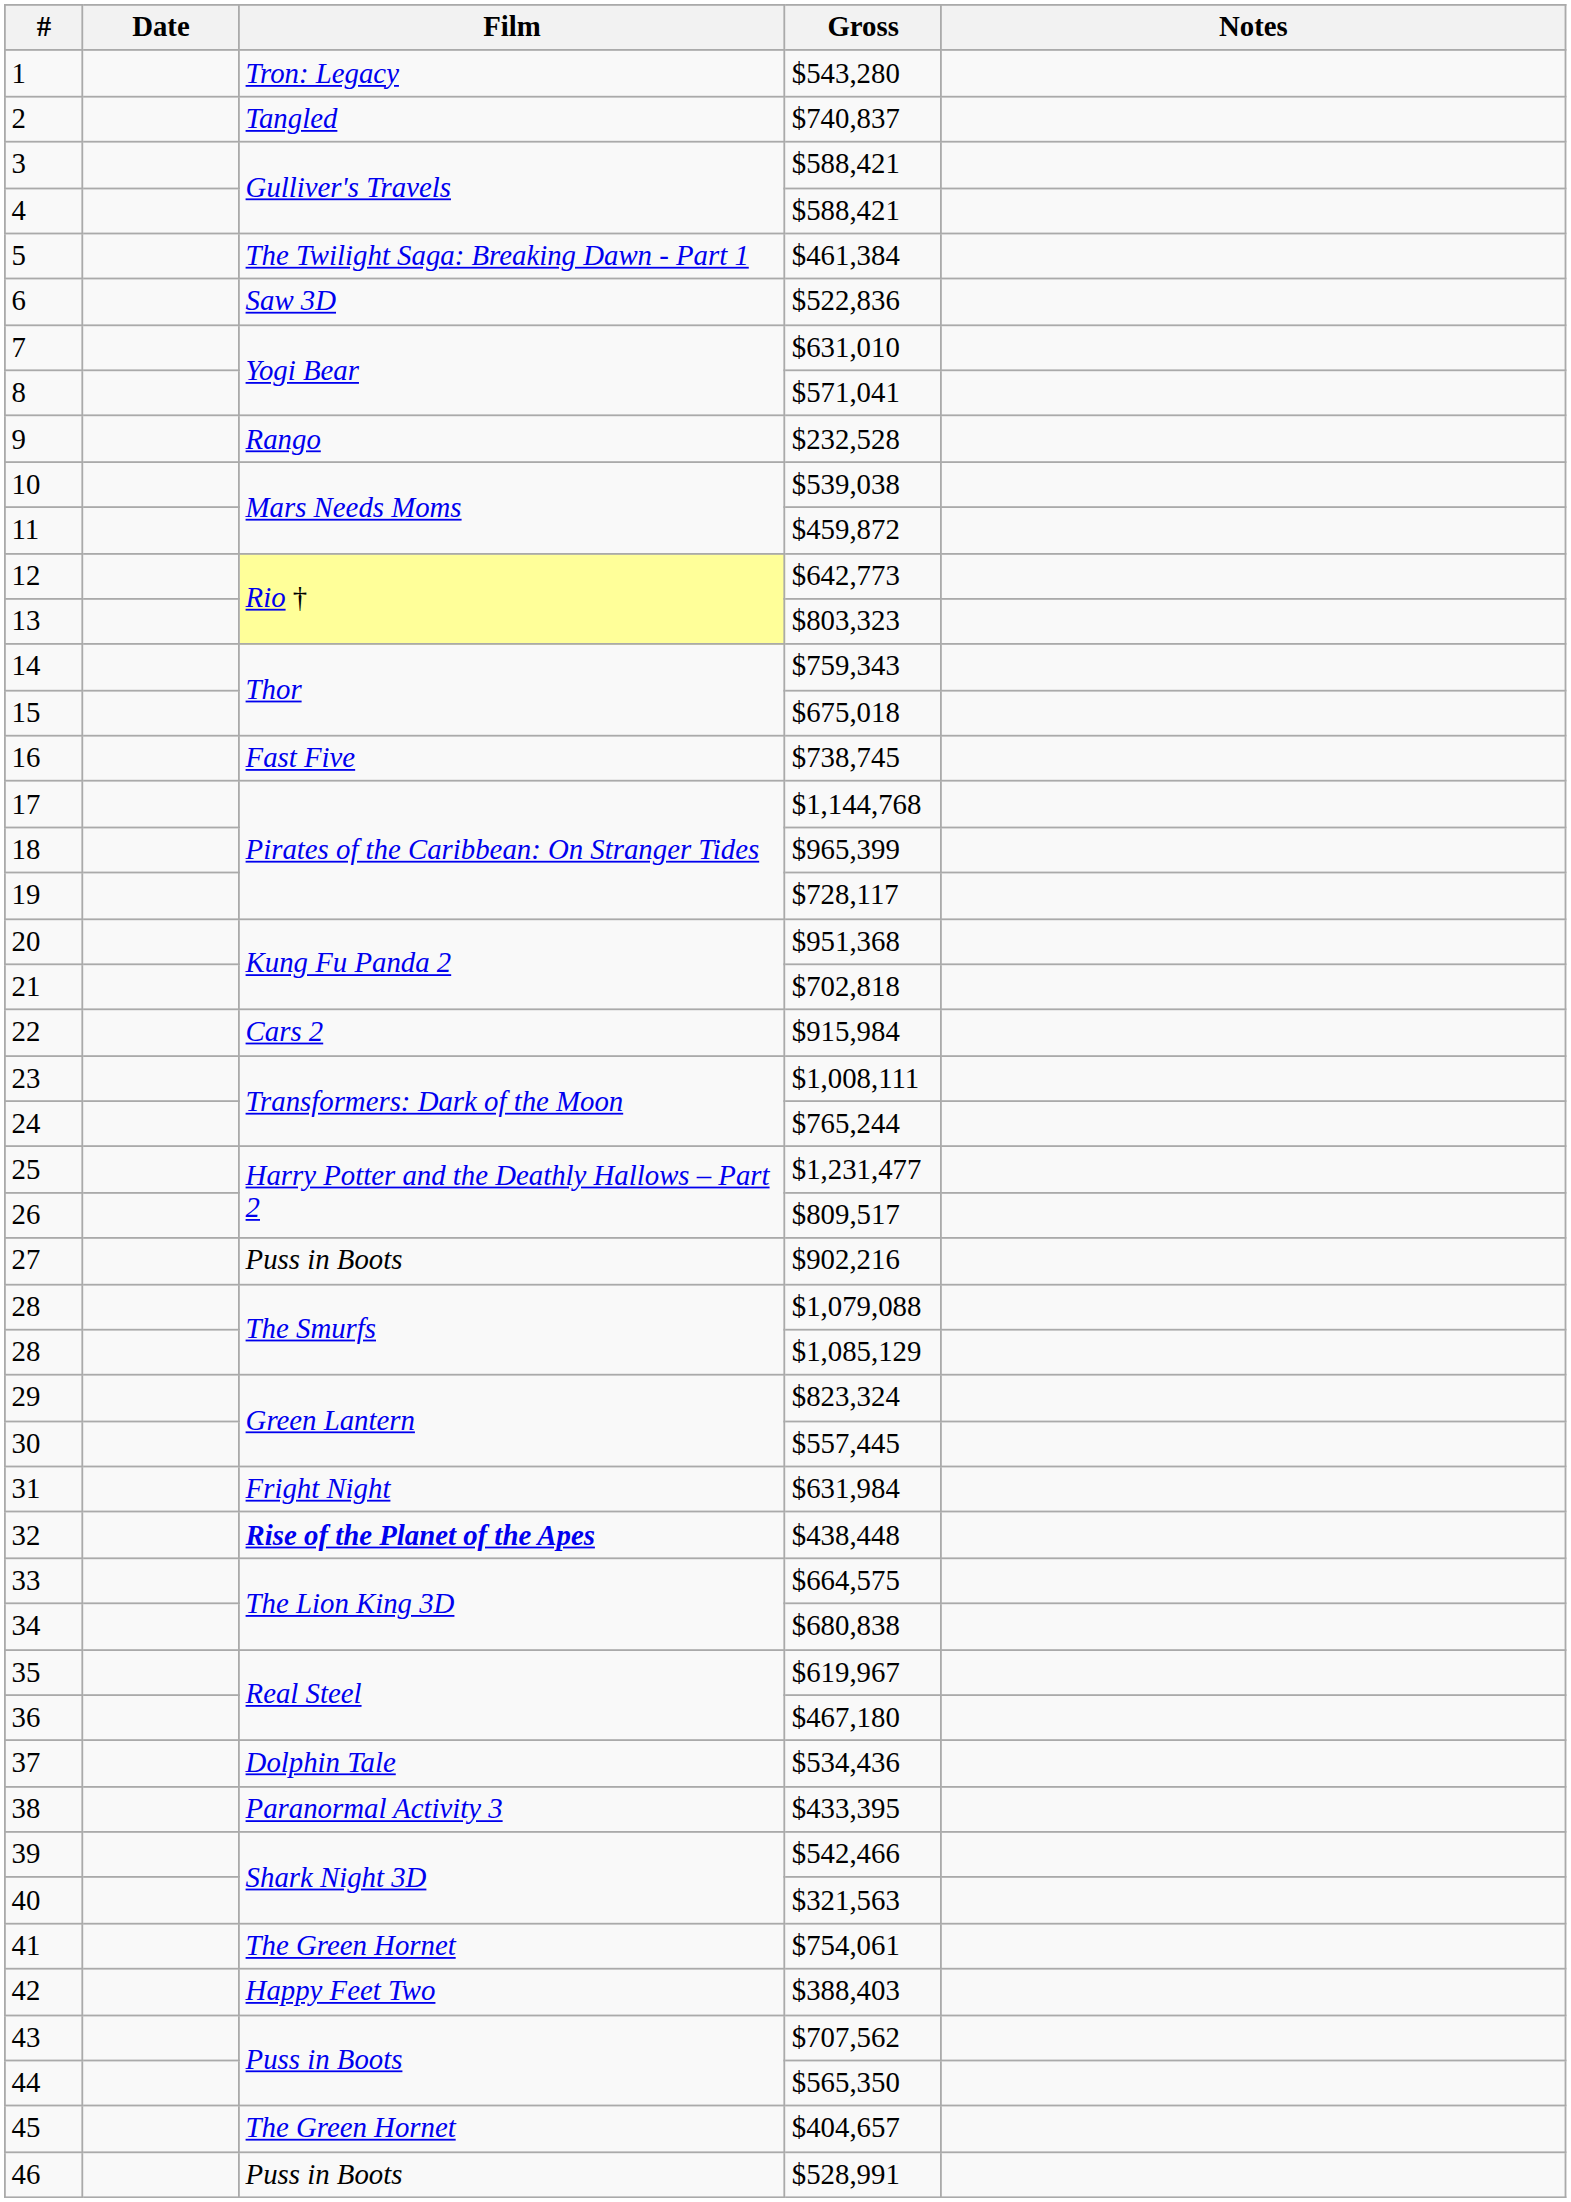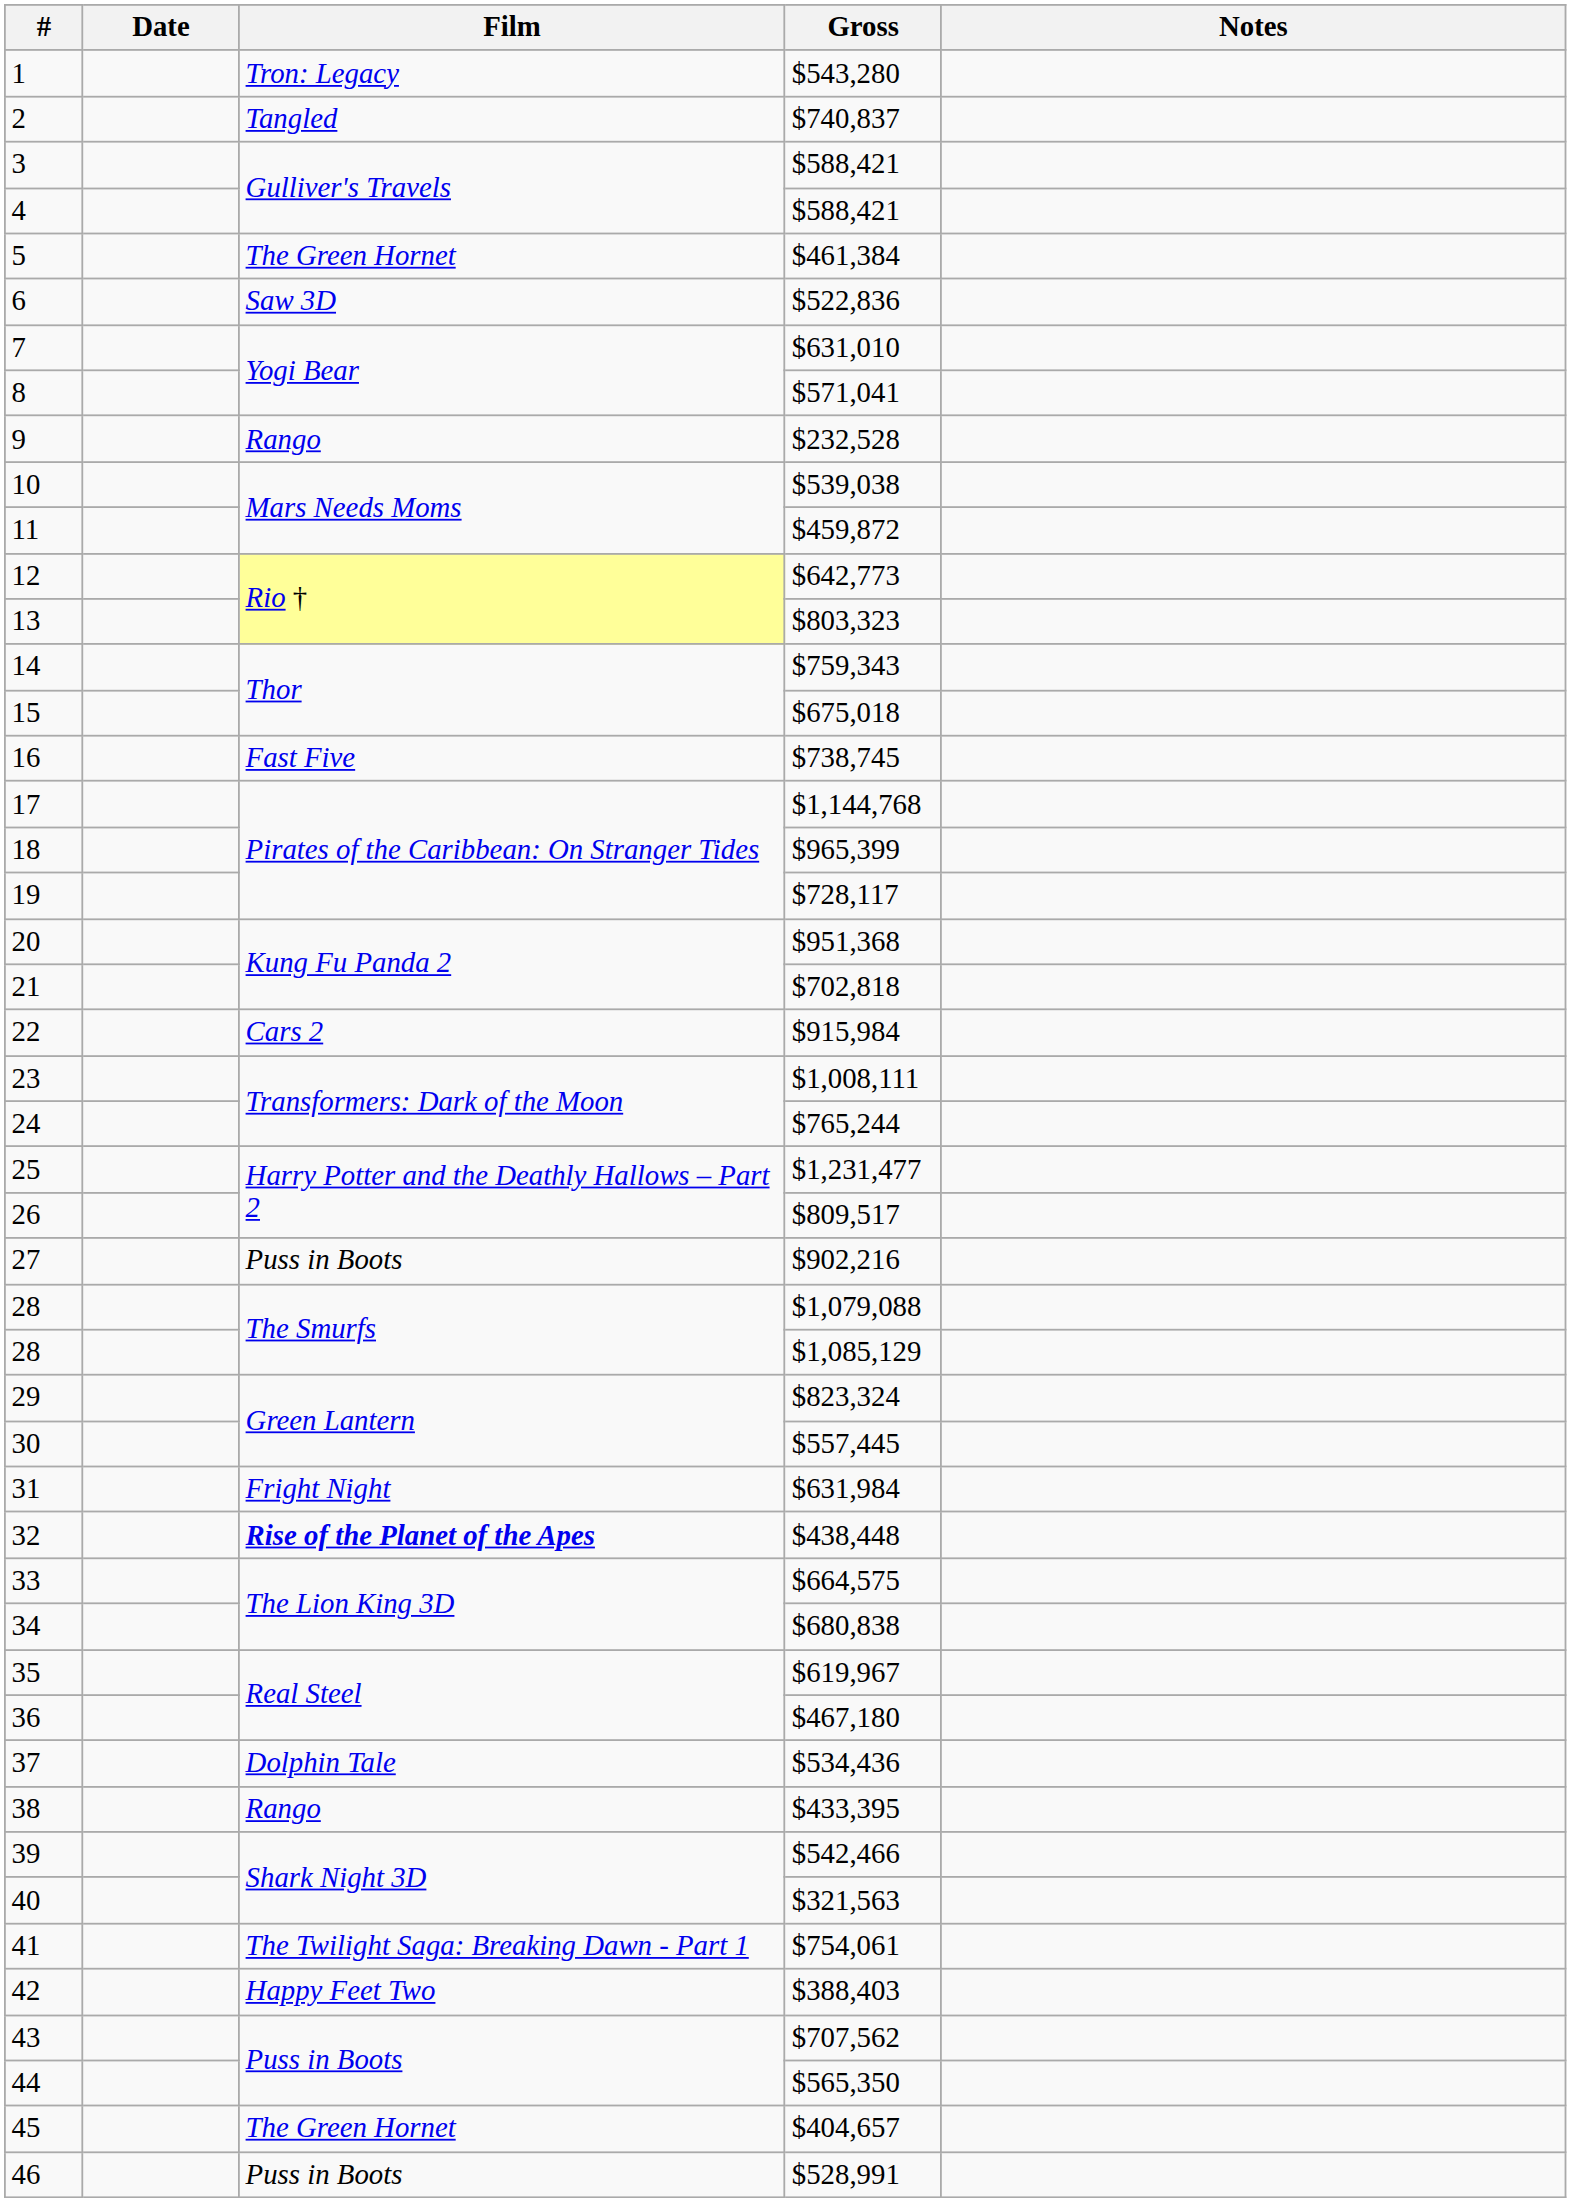(497, 255) The Twilight Saga: Breaking Dawn - Part 1 -> (351, 255) The Green Hornet
(374, 1808) Paranormal Activity 3 -> (283, 1808) Rango
(351, 1945) The Green Hornet -> (497, 1945) The Twilight Saga: Breaking Dawn - Part 1
